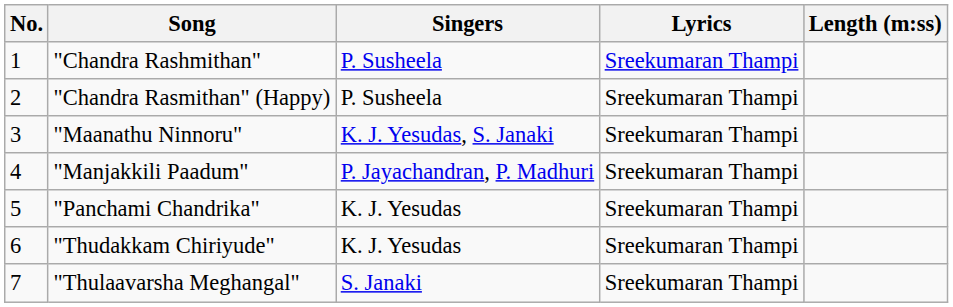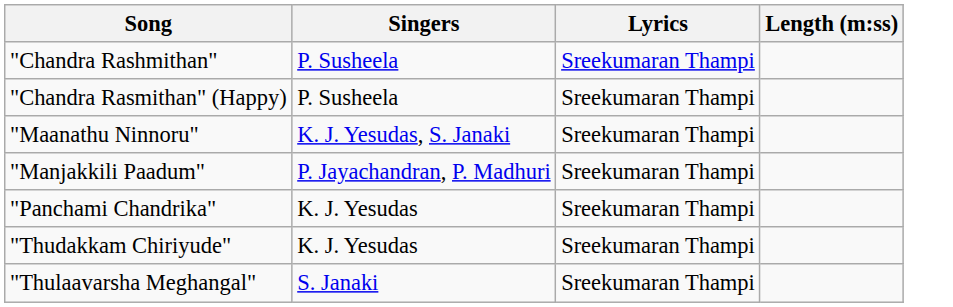- column: (27, 23)
